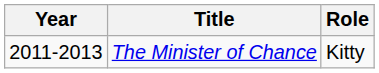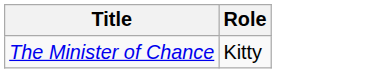- column: (56, 20)
